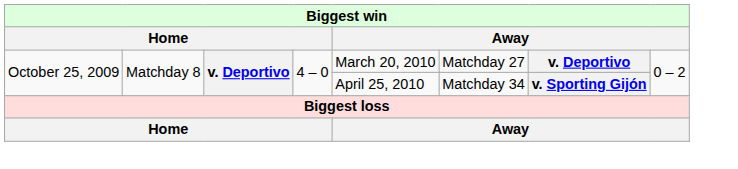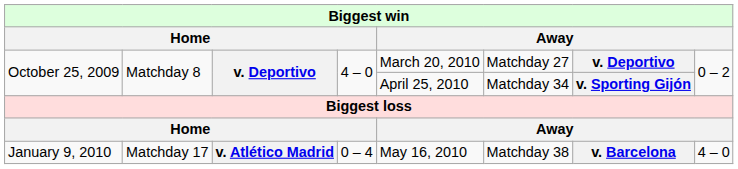+ row: (60, 152)
